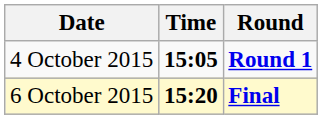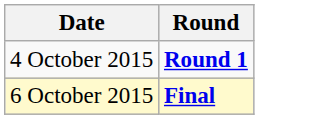- column: (191, 22)
